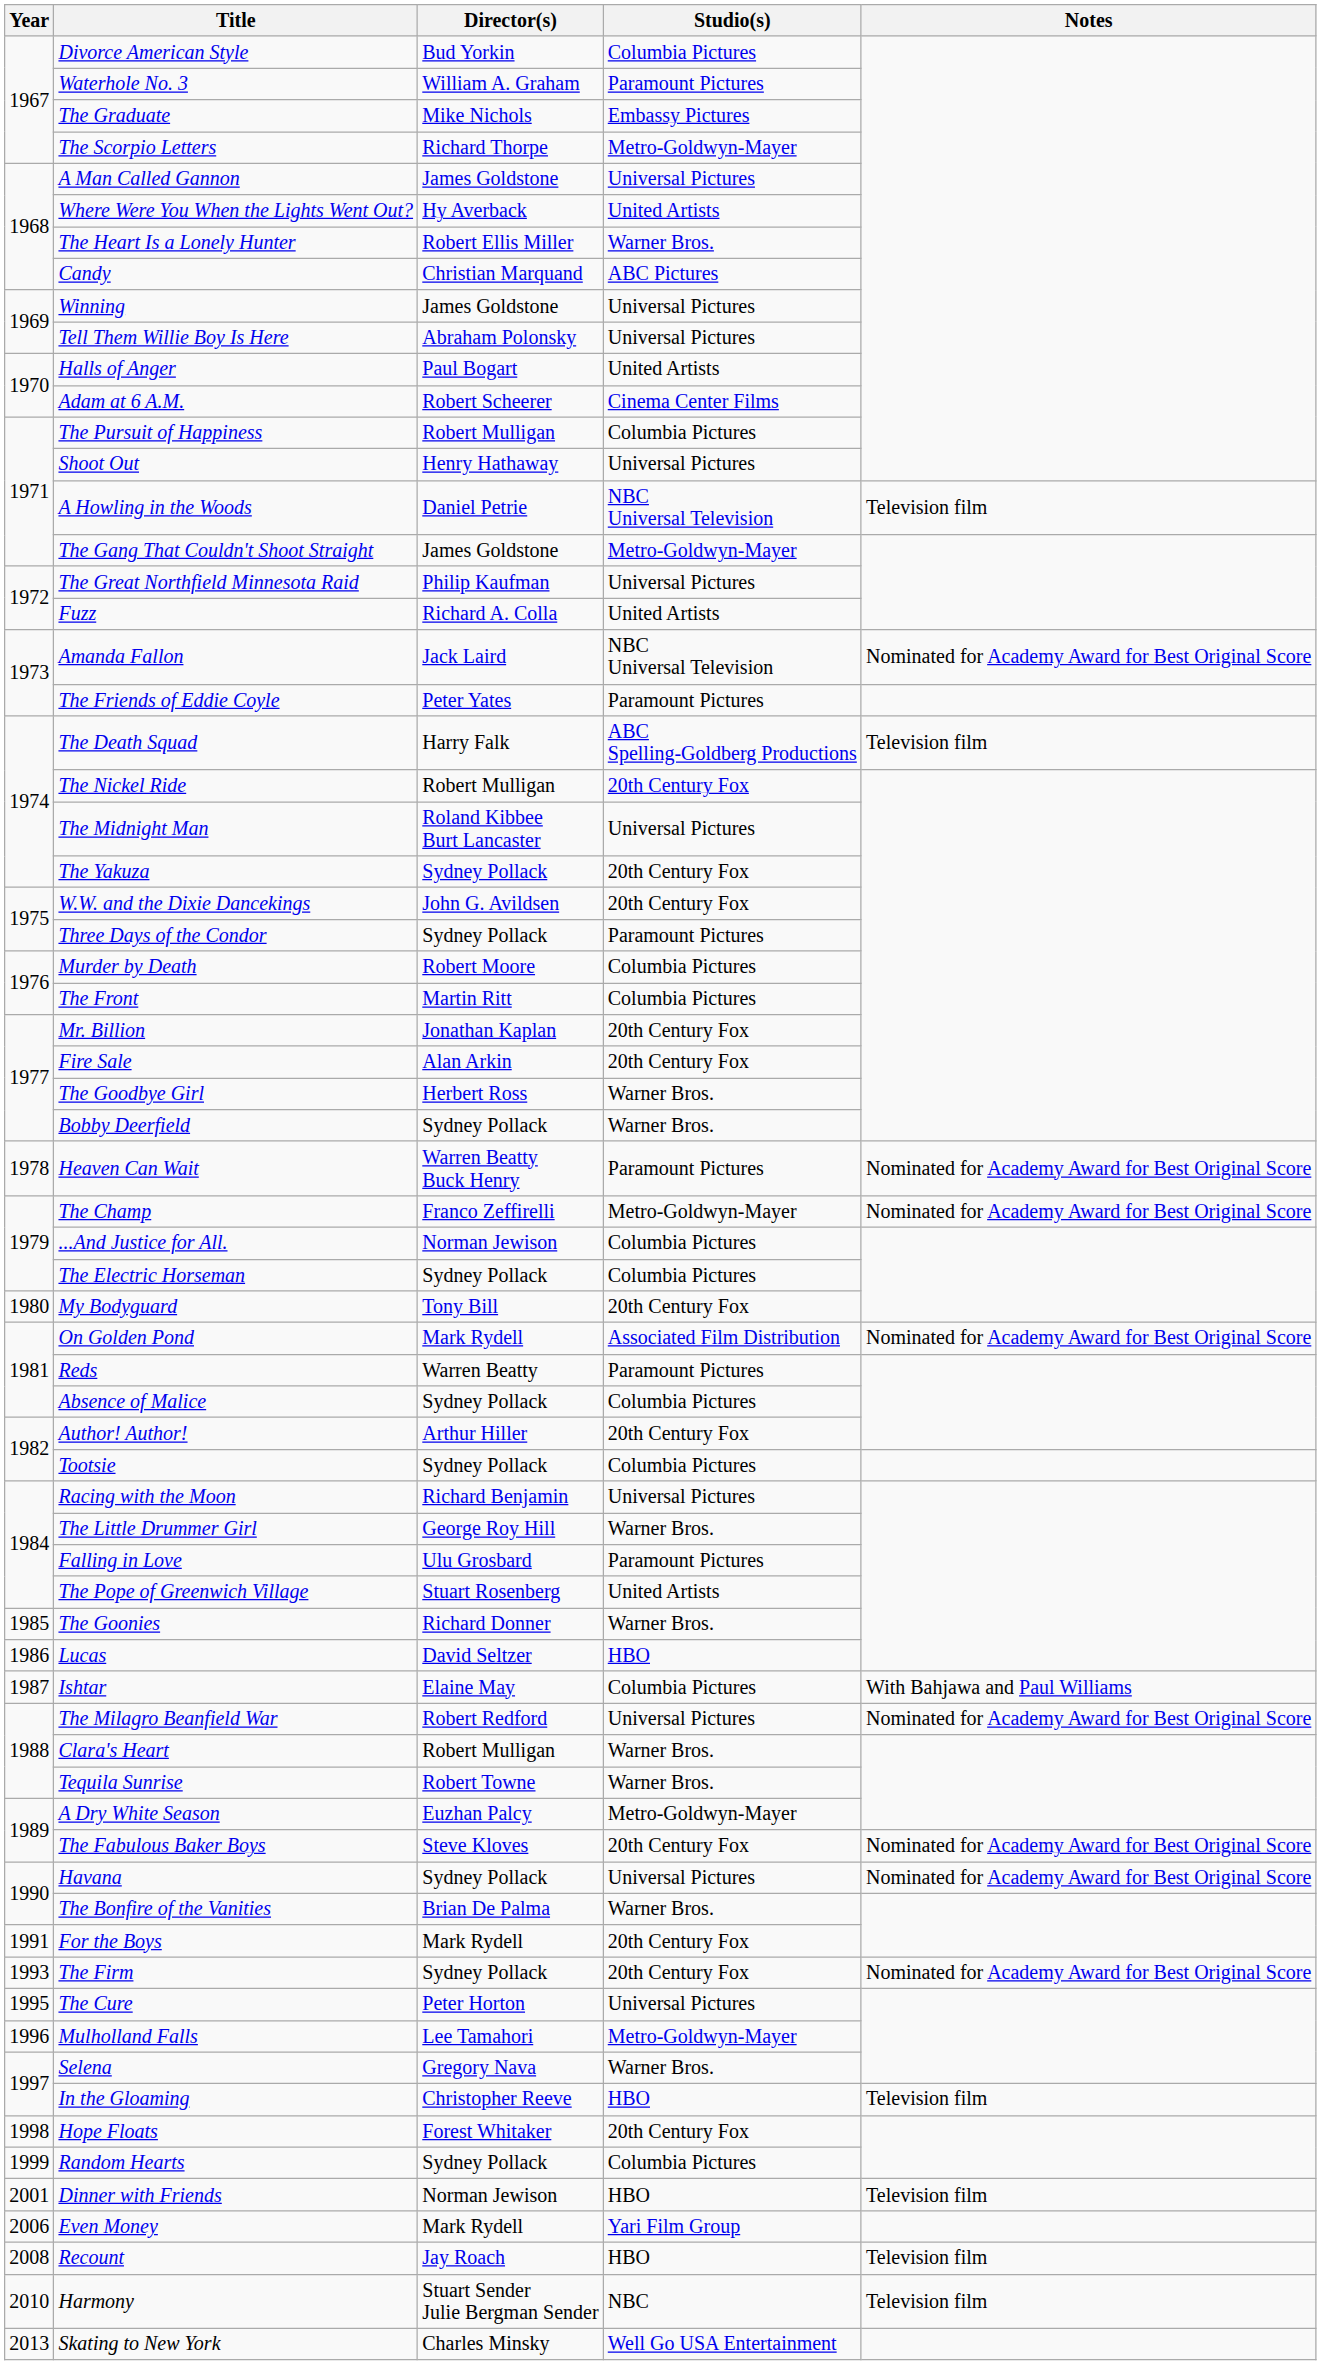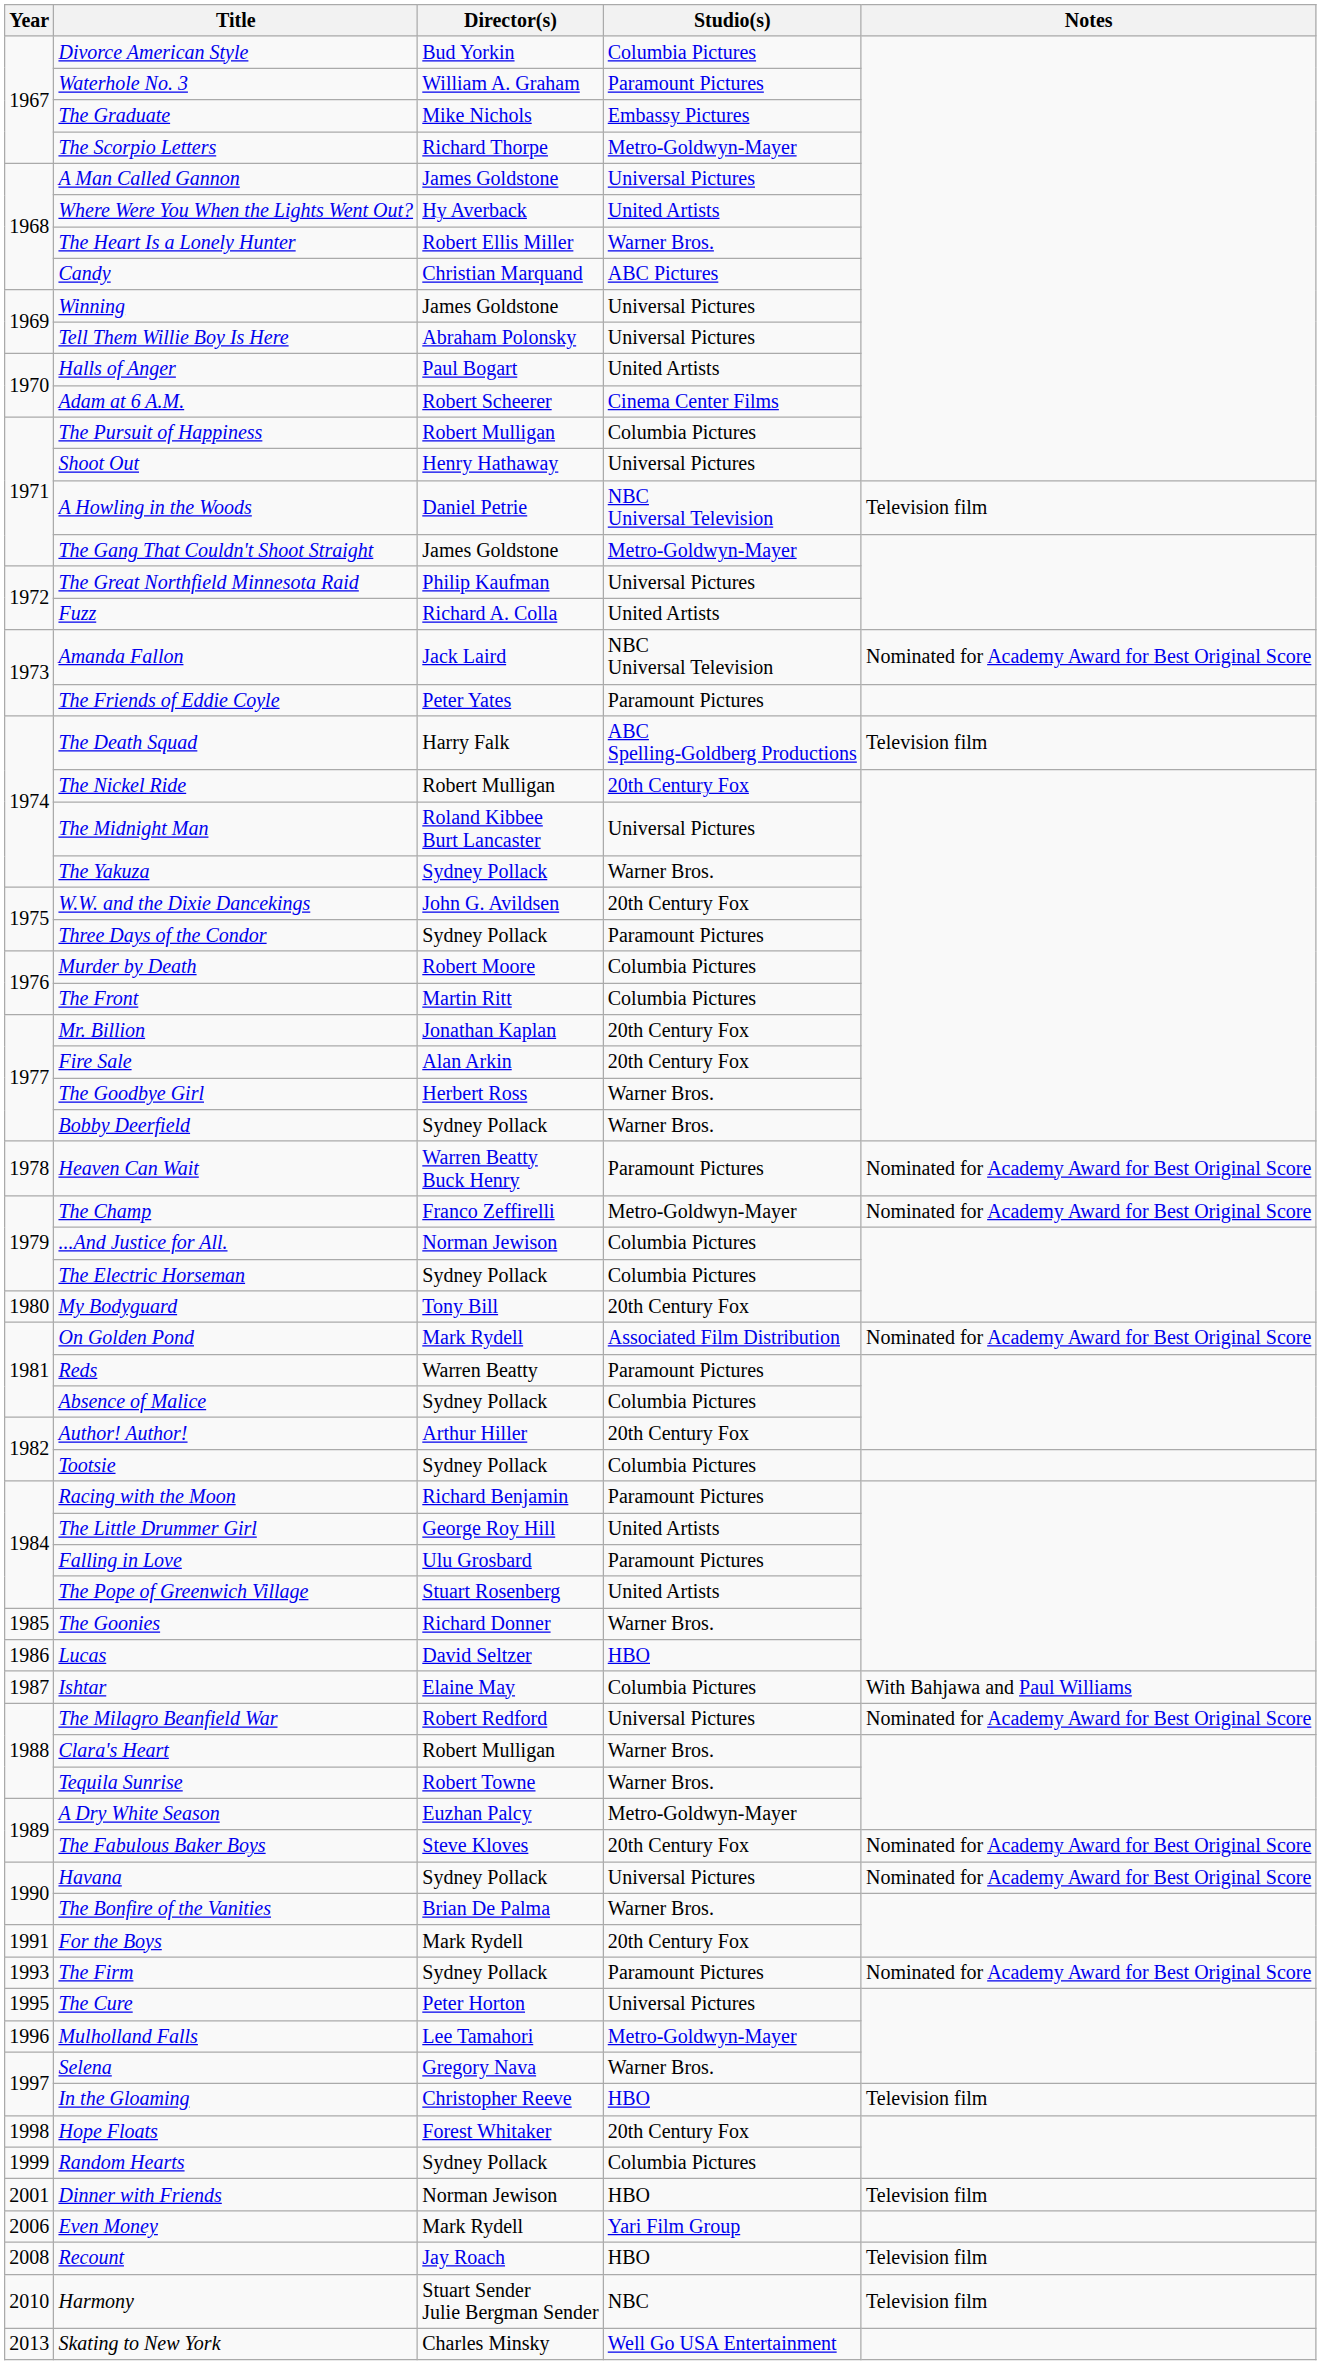(678, 871) 20th Century Fox -> (661, 871) Warner Bros.
(681, 1496) Universal Pictures -> (686, 1496) Paramount Pictures
(661, 1528) Warner Bros. -> (664, 1528) United Artists
(678, 1972) 20th Century Fox -> (686, 1972) Paramount Pictures
